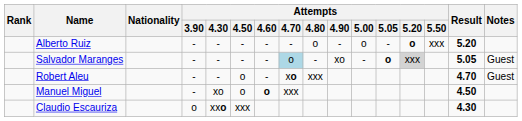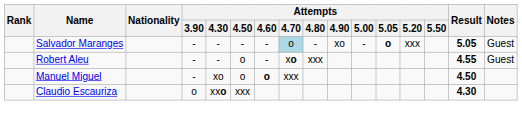- row: (63, 44)
(412, 60) lightgrey background -> (412, 44) no background
(466, 76) 4.70 -> (466, 60) 4.55
